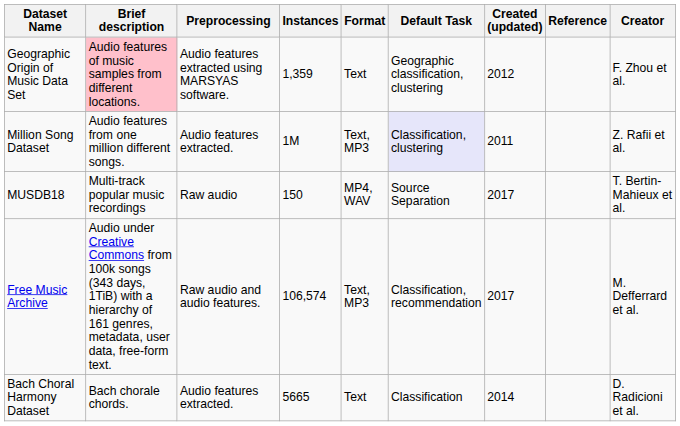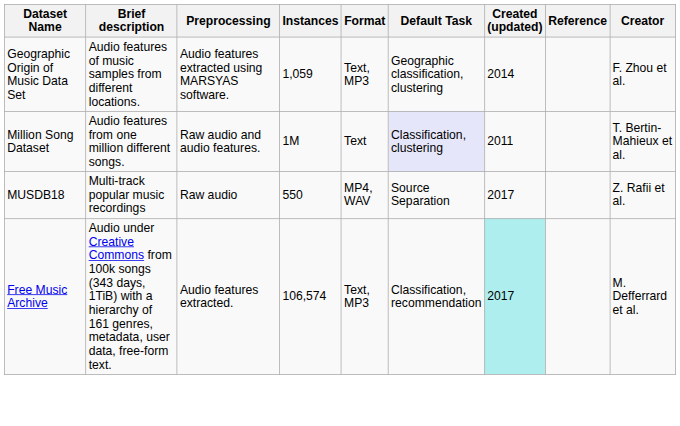(128, 74) pink background -> (128, 74) no background
(298, 74) 1,359 -> (298, 74) 1,059
(355, 74) Text -> (357, 74) Text, MP3
(501, 74) 2012 -> (501, 74) 2014
(219, 141) Audio features extracted. -> (220, 141) Raw audio and audio features.
(357, 141) Text, MP3 -> (355, 141) Text
(639, 141) Z. Rafii et al. -> (642, 141) T. Bertin-Mahieux et al.
(293, 195) 150 -> (293, 195) 550
(642, 195) T. Bertin-Mahieux et al. -> (639, 195) Z. Rafii et al.
(220, 296) Raw audio and audio features. -> (219, 296) Audio features extracted.
(501, 296) no background -> (501, 296) paleturquoise background
- row: (41, 397)
